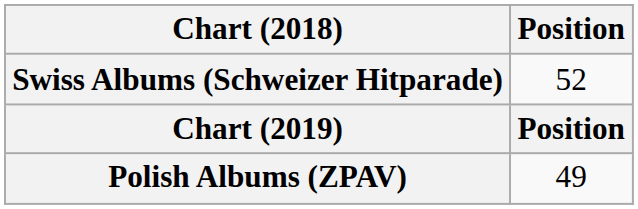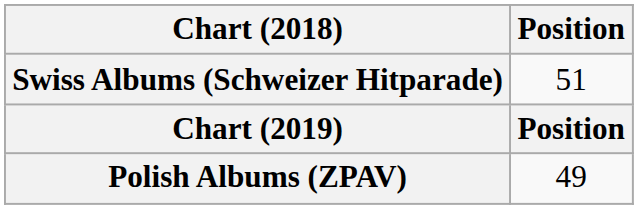(571, 78) 52 -> (571, 78) 51
